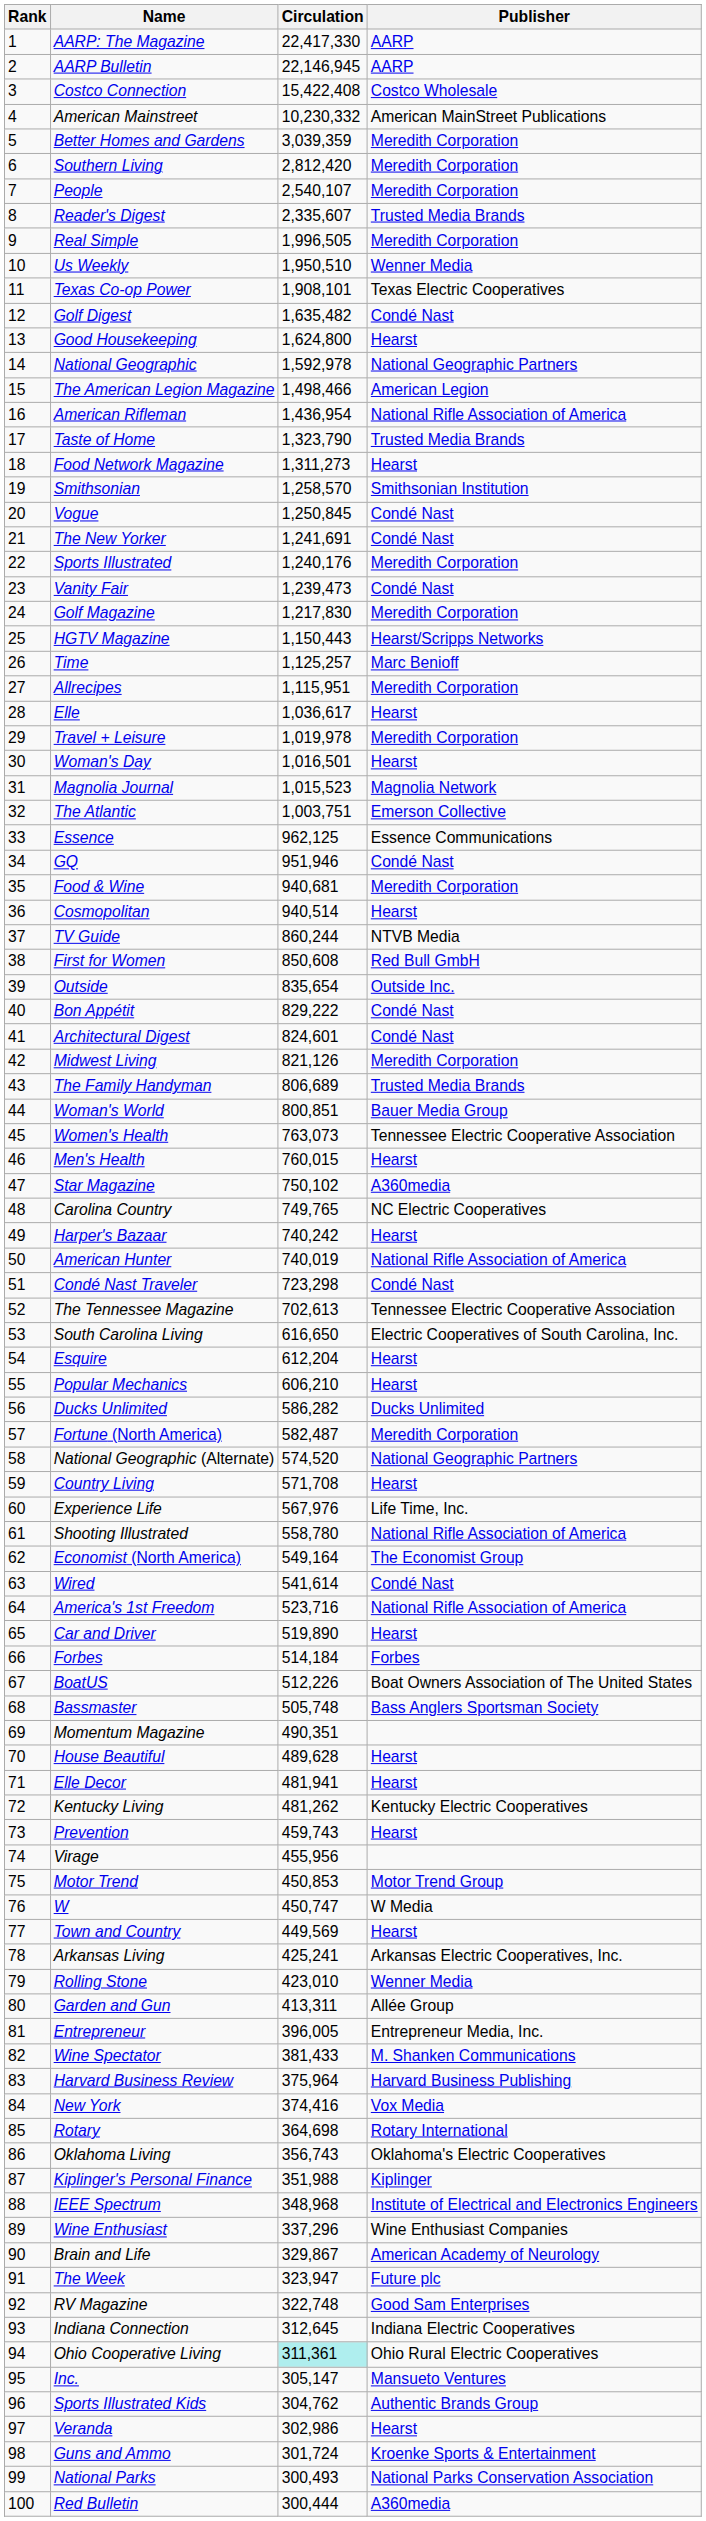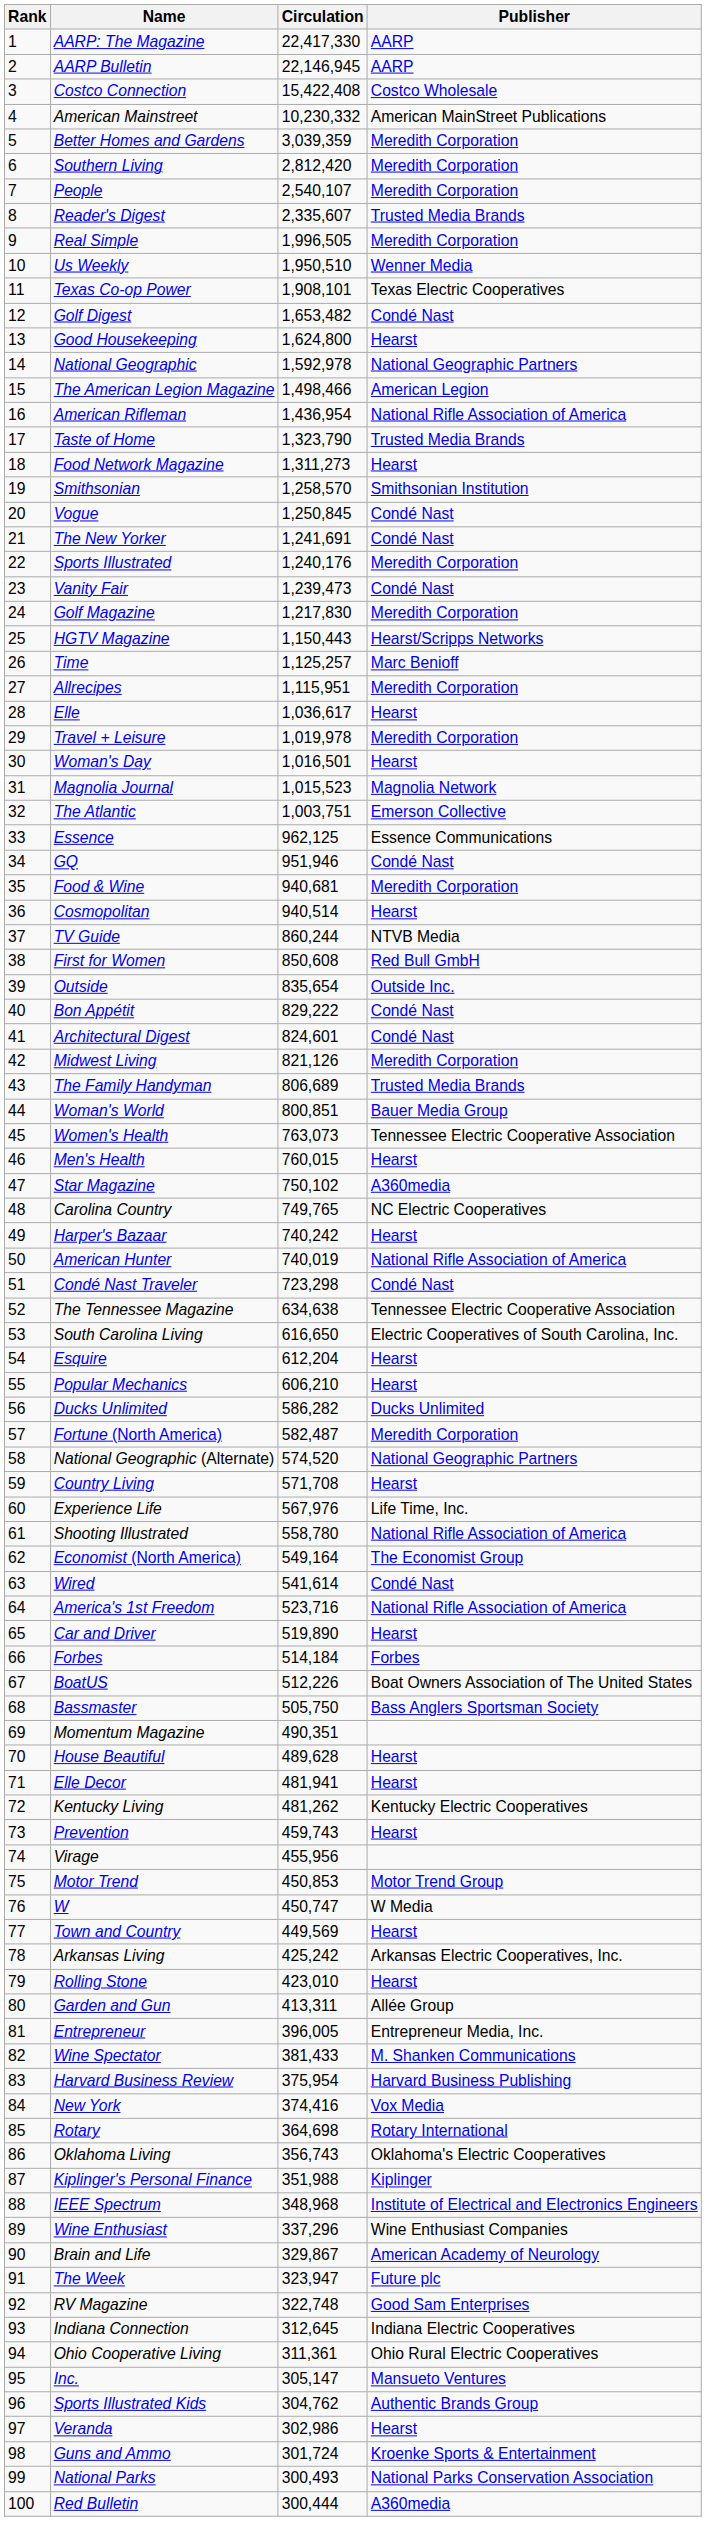(317, 315) 1,635,482 -> (317, 315) 1,653,482
(310, 1310) 702,613 -> (310, 1310) 634,638
(310, 1707) 505,748 -> (310, 1707) 505,750
(310, 1956) 425,241 -> (310, 1956) 425,242
(422, 1981) Wenner Media -> (394, 1981) Hearst
(310, 2080) 375,964 -> (310, 2080) 375,954
(309, 2354) paleturquoise background -> (309, 2354) no background
